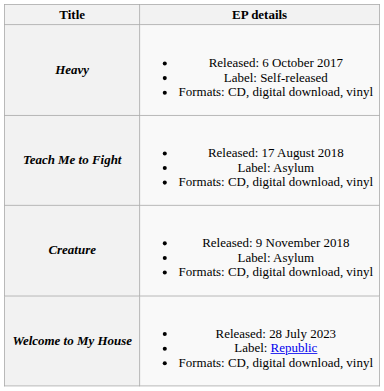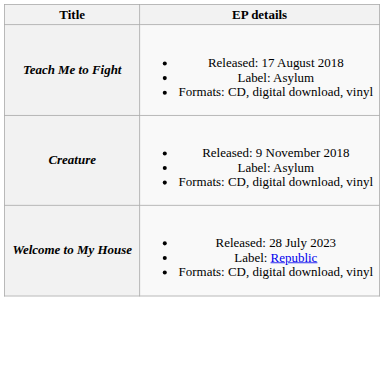- row: (72, 70)
